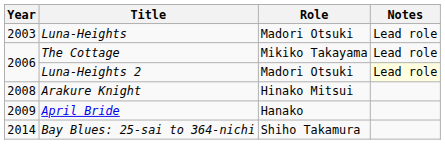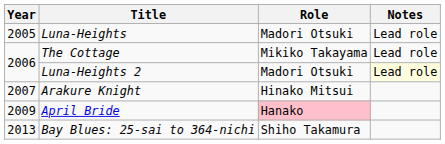(22, 33) 2003 -> (22, 33) 2005
(22, 91) 2008 -> (22, 91) 2007
(282, 110) no background -> (282, 110) pink background
(22, 130) 2014 -> (22, 130) 2013
